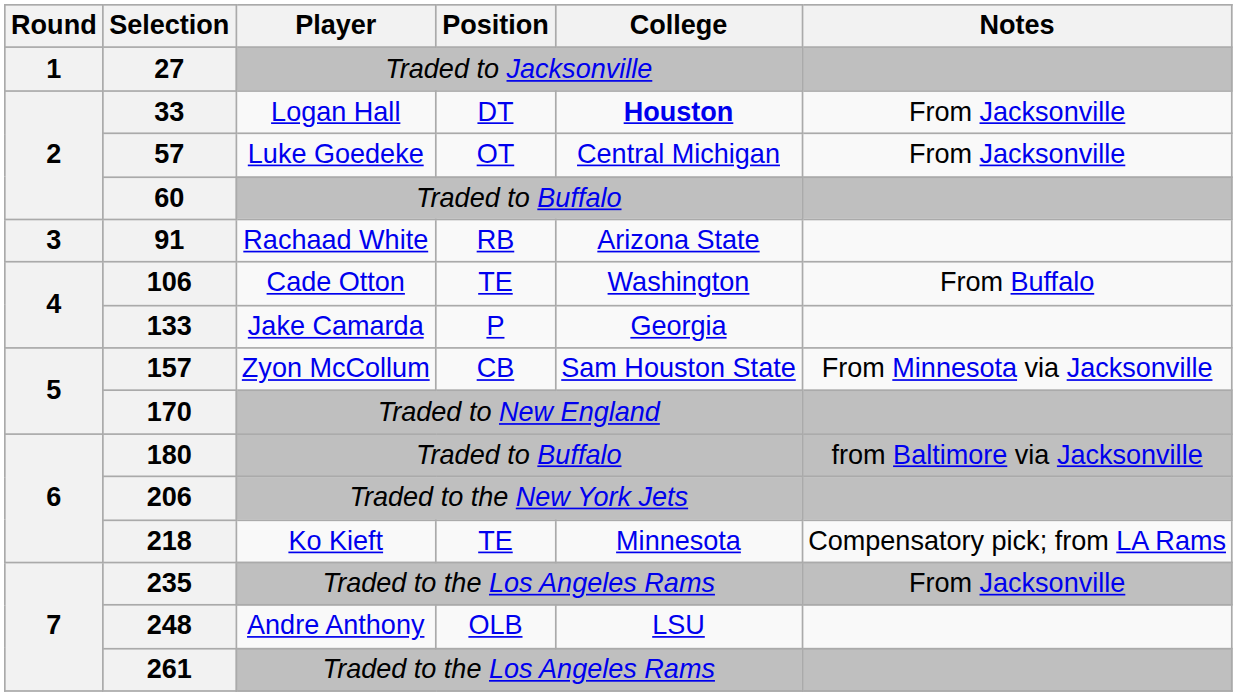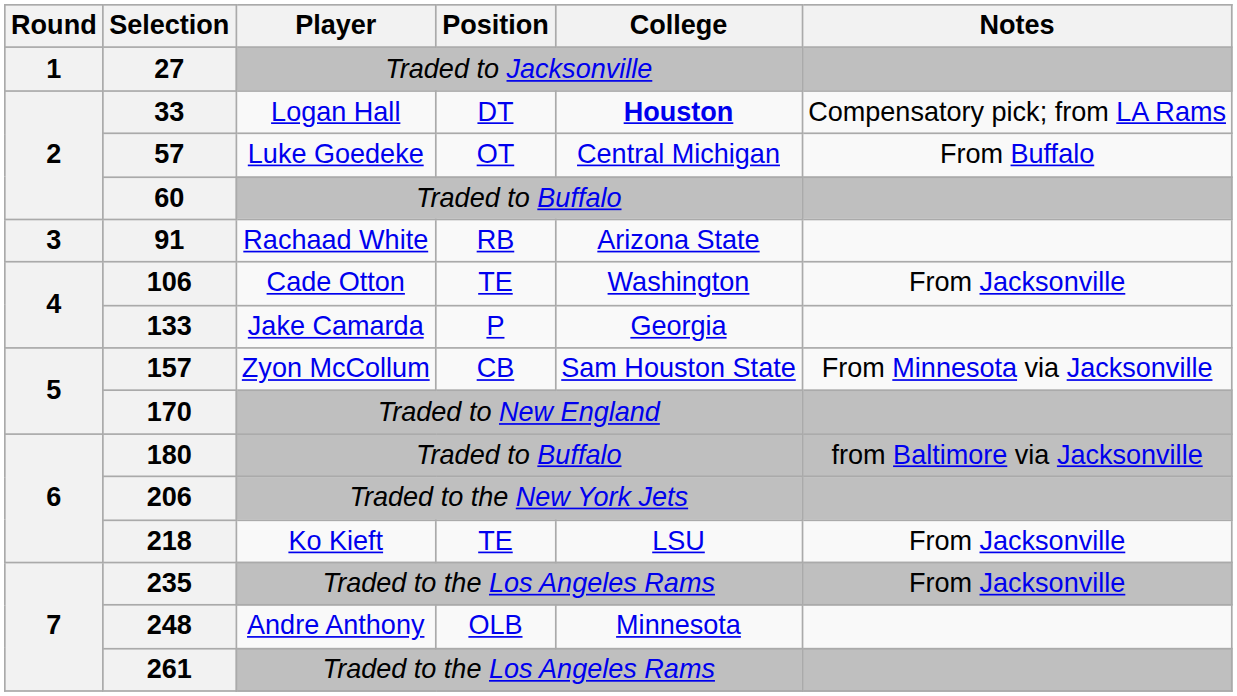(1017, 111) From Jacksonville -> (1017, 111) Compensatory pick; from LA Rams
(1017, 154) From Jacksonville -> (1017, 154) From Buffalo
(1017, 283) From Buffalo -> (1017, 283) From Jacksonville
(678, 540) Minnesota -> (678, 540) LSU
(1017, 540) Compensatory pick; from LA Rams -> (1017, 540) From Jacksonville
(678, 626) LSU -> (678, 626) Minnesota
